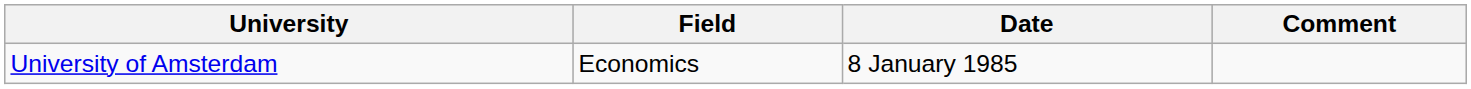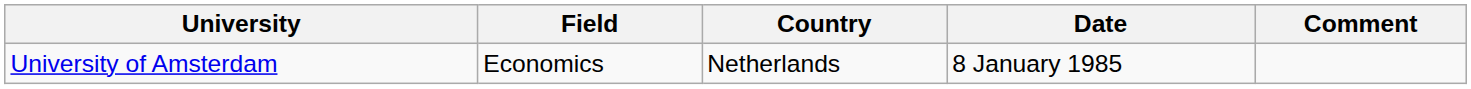+ column: (824, 24)
